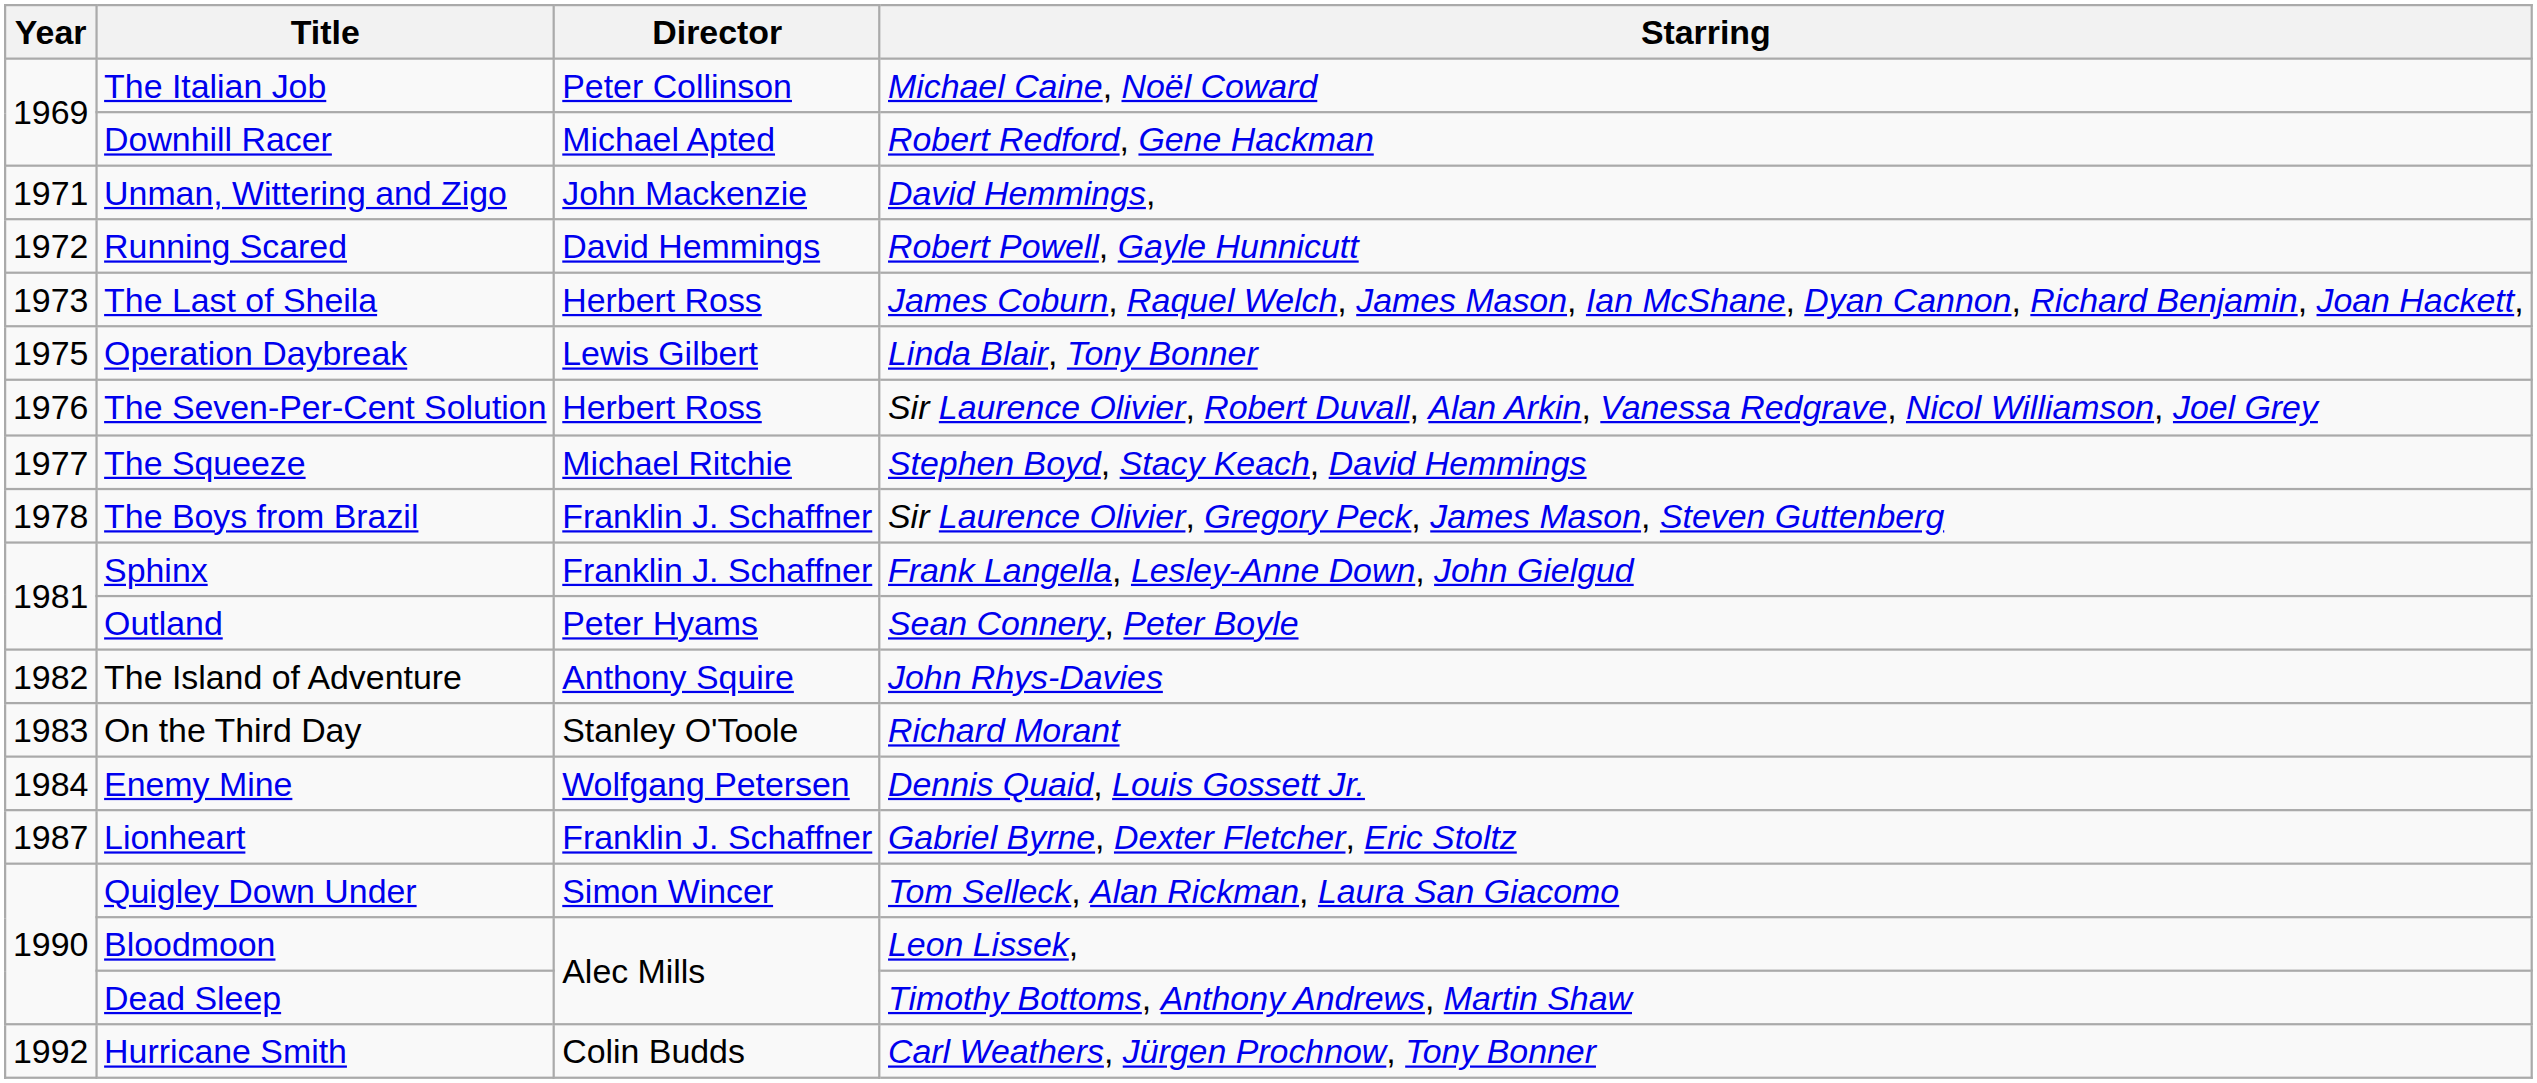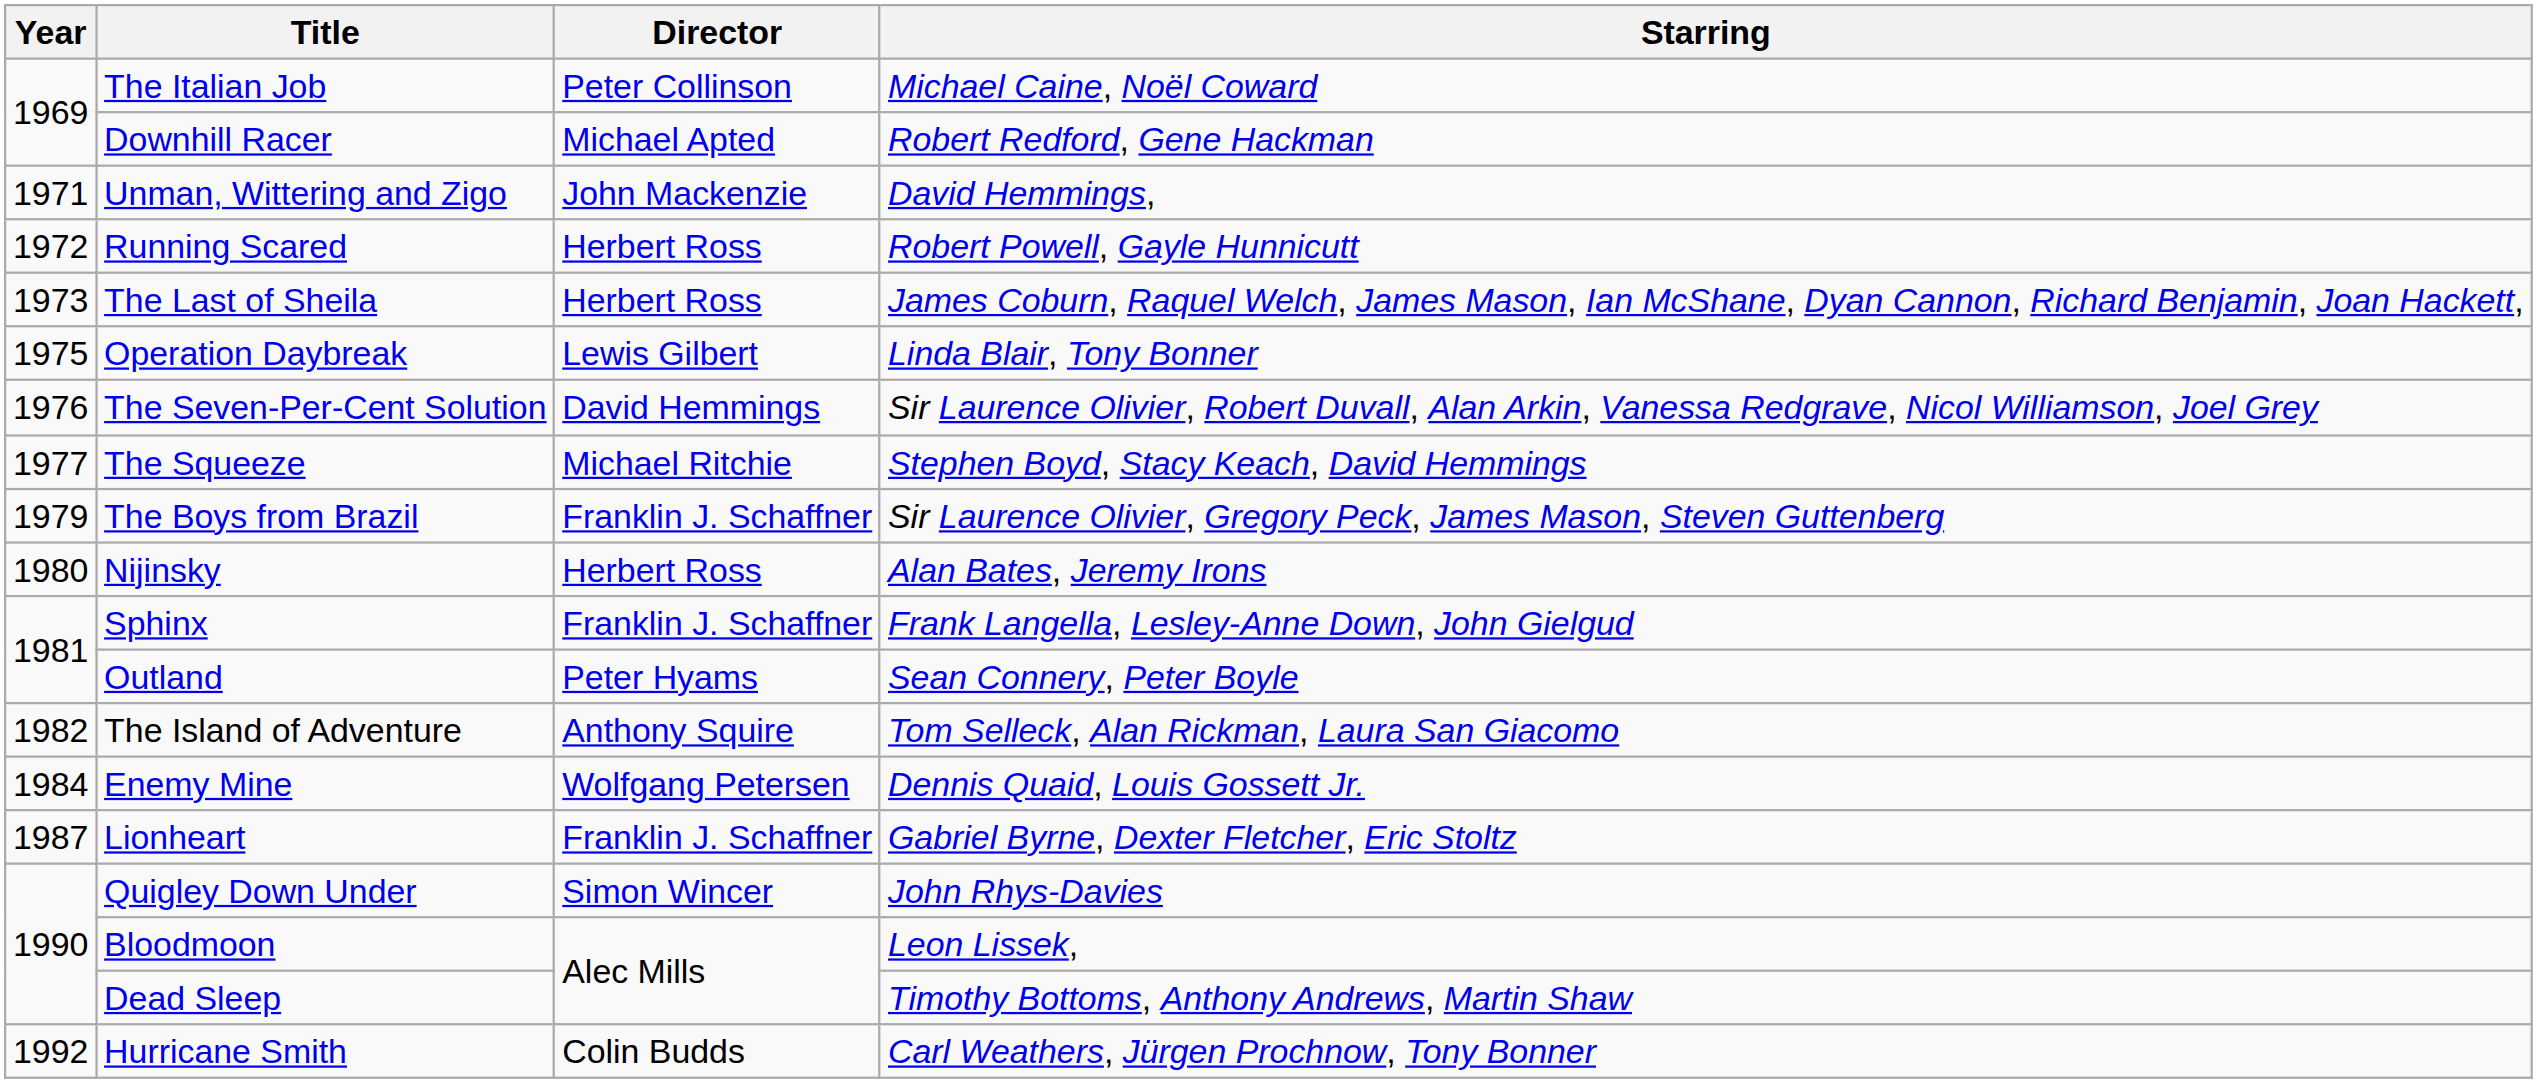(691, 247) David Hemmings -> (662, 247) Herbert Ross
(662, 408) Herbert Ross -> (691, 408) David Hemmings
(51, 515) 1978 -> (51, 515) 1979
+ row: (162, 569)
(1025, 676) John Rhys-Davies -> (1254, 730) Tom Selleck, Alan Rickman, Laura San Giacomo
- row: (233, 730)
(1254, 891) Tom Selleck, Alan Rickman, Laura San Giacomo -> (1025, 891) John Rhys-Davies
